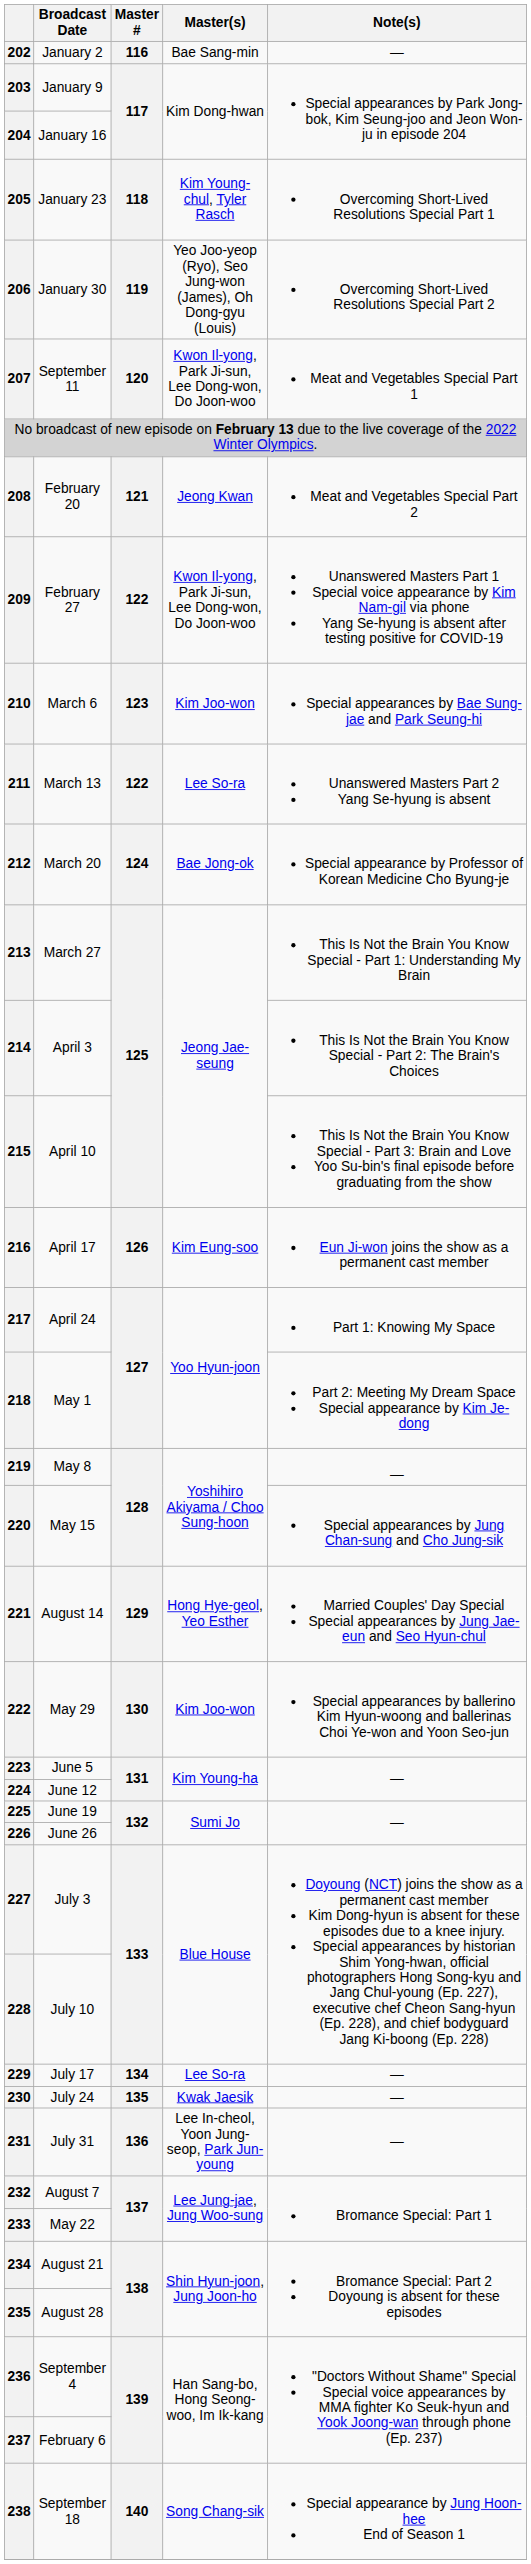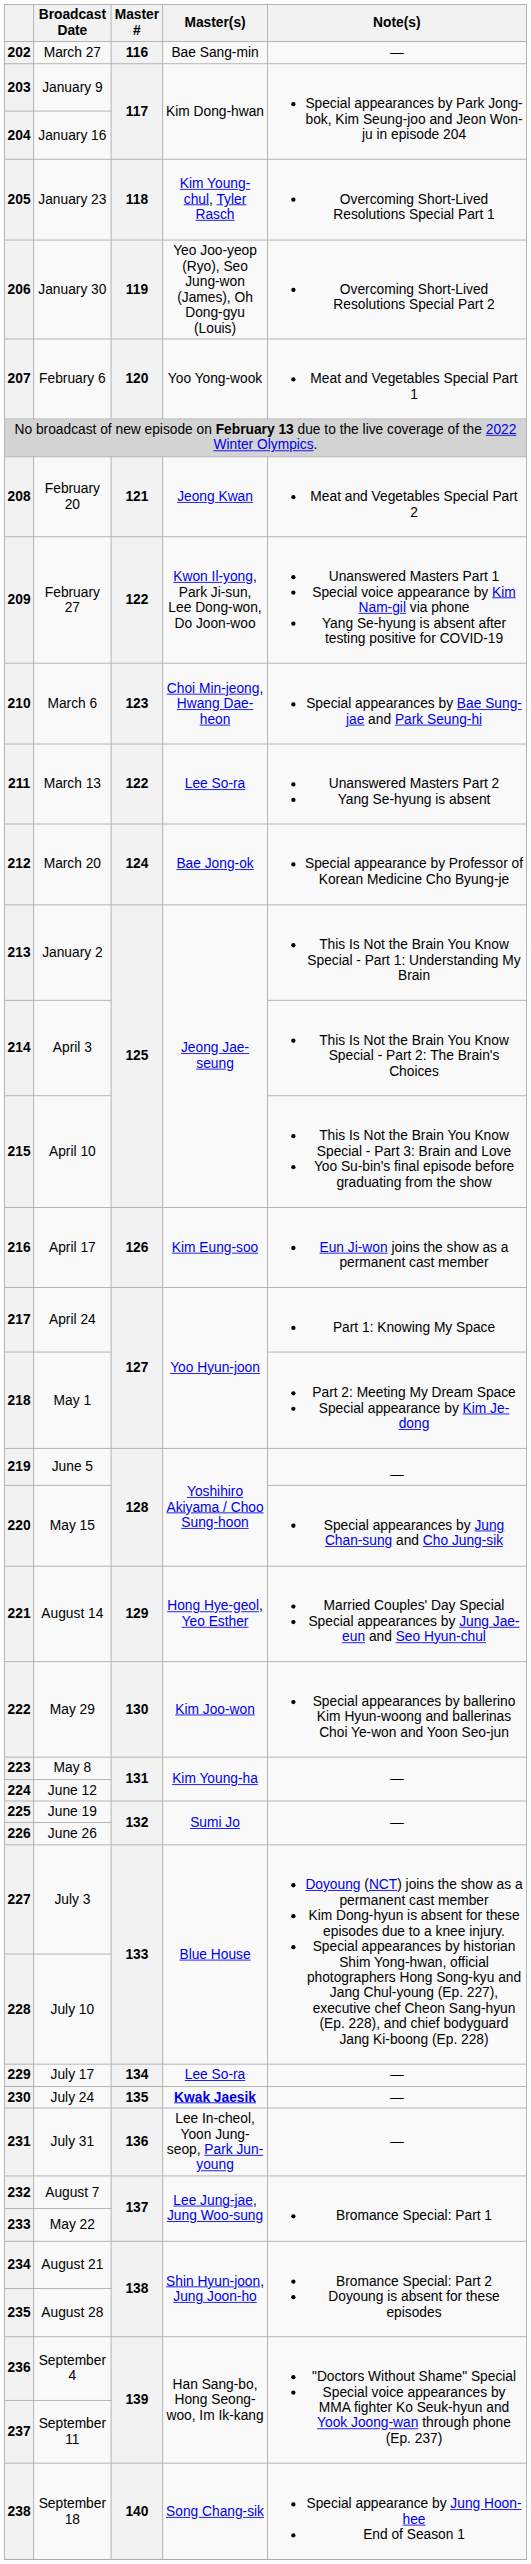(72, 52) January 2 -> (72, 52) March 27
(72, 379) September 11 -> (72, 379) February 6
(215, 379) Kwon Il-yong, Park Ji-sun, Lee Dong-won, Do Joon-woo -> (215, 379) Yoo Yong-wook
(215, 703) Kim Joo-won -> (215, 703) Choi Min-jeong, Hwang Dae-heon
(72, 952) March 27 -> (72, 952) January 2
(72, 1466) May 8 -> (72, 1466) June 5
(72, 1768) June 5 -> (72, 1768) May 8
(215, 2097) normal -> (215, 2097) bold
(72, 2440) February 6 -> (72, 2431) September 11
